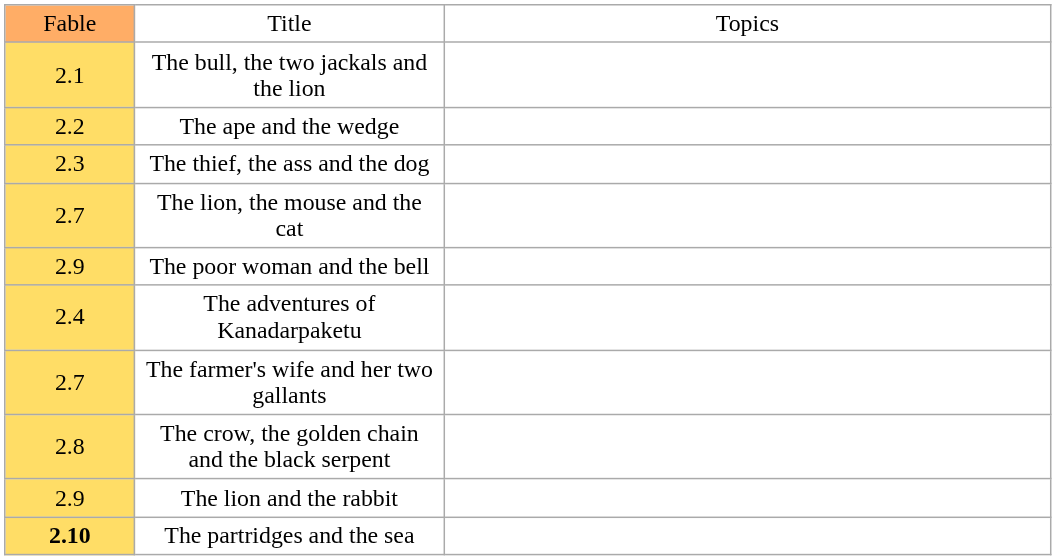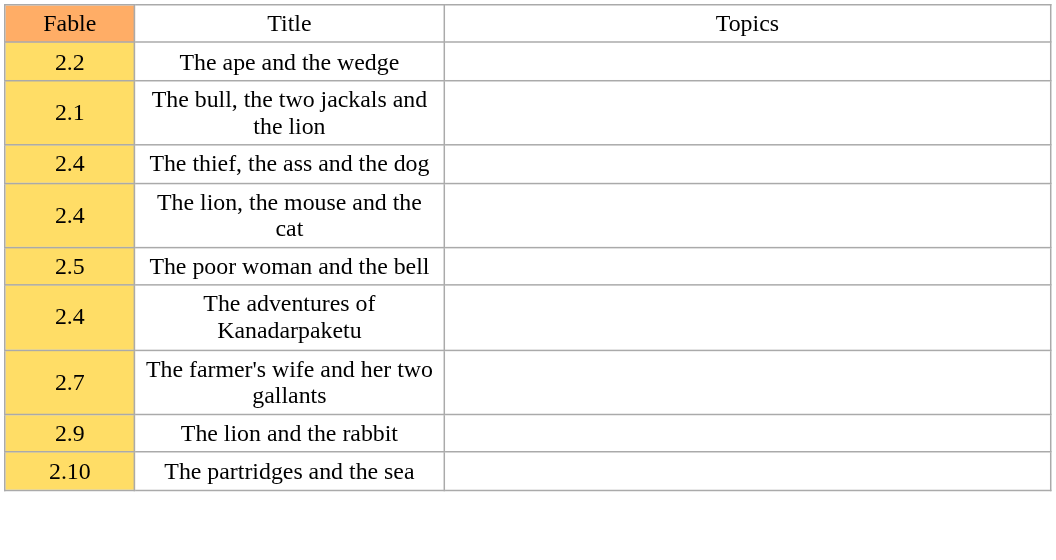rows swapped: (289, 74) <-> (289, 125)
(70, 163) 2.3 -> (70, 163) 2.4
(70, 214) 2.7 -> (70, 214) 2.4
(70, 266) 2.9 -> (70, 266) 2.5
- row: (289, 446)
(70, 535) bold -> (70, 470) normal
